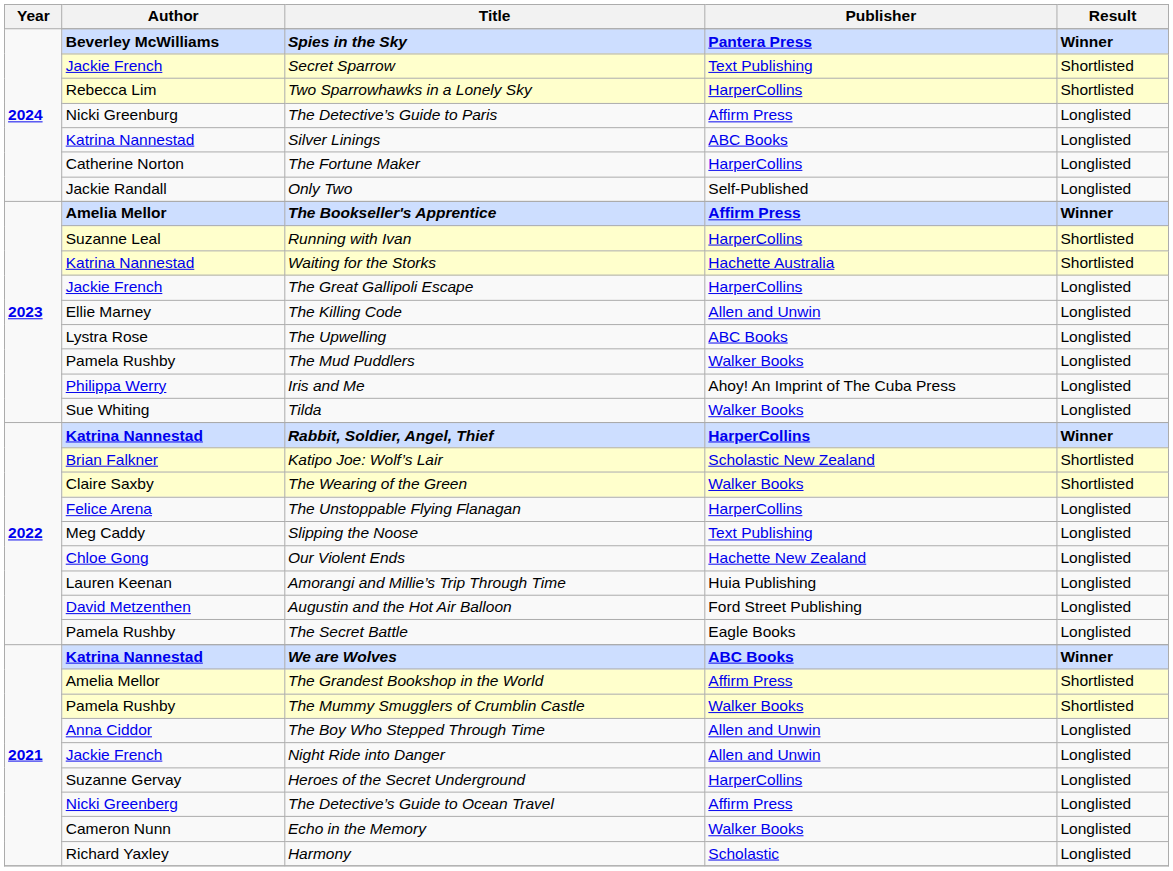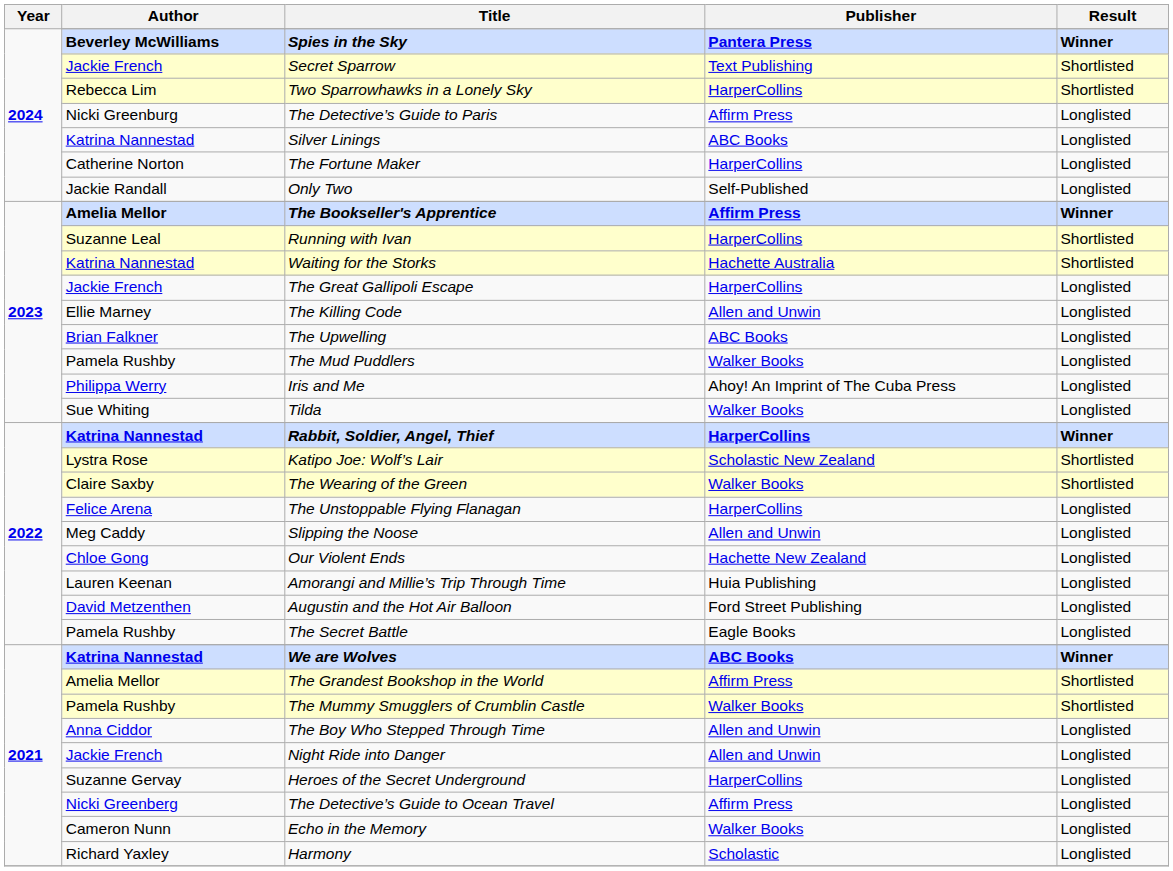(107, 336) Lystra Rose -> (112, 336) Brian Falkner
(112, 459) Brian Falkner -> (107, 459) Lystra Rose
(761, 533) Text Publishing -> (764, 533) Allen and Unwin
